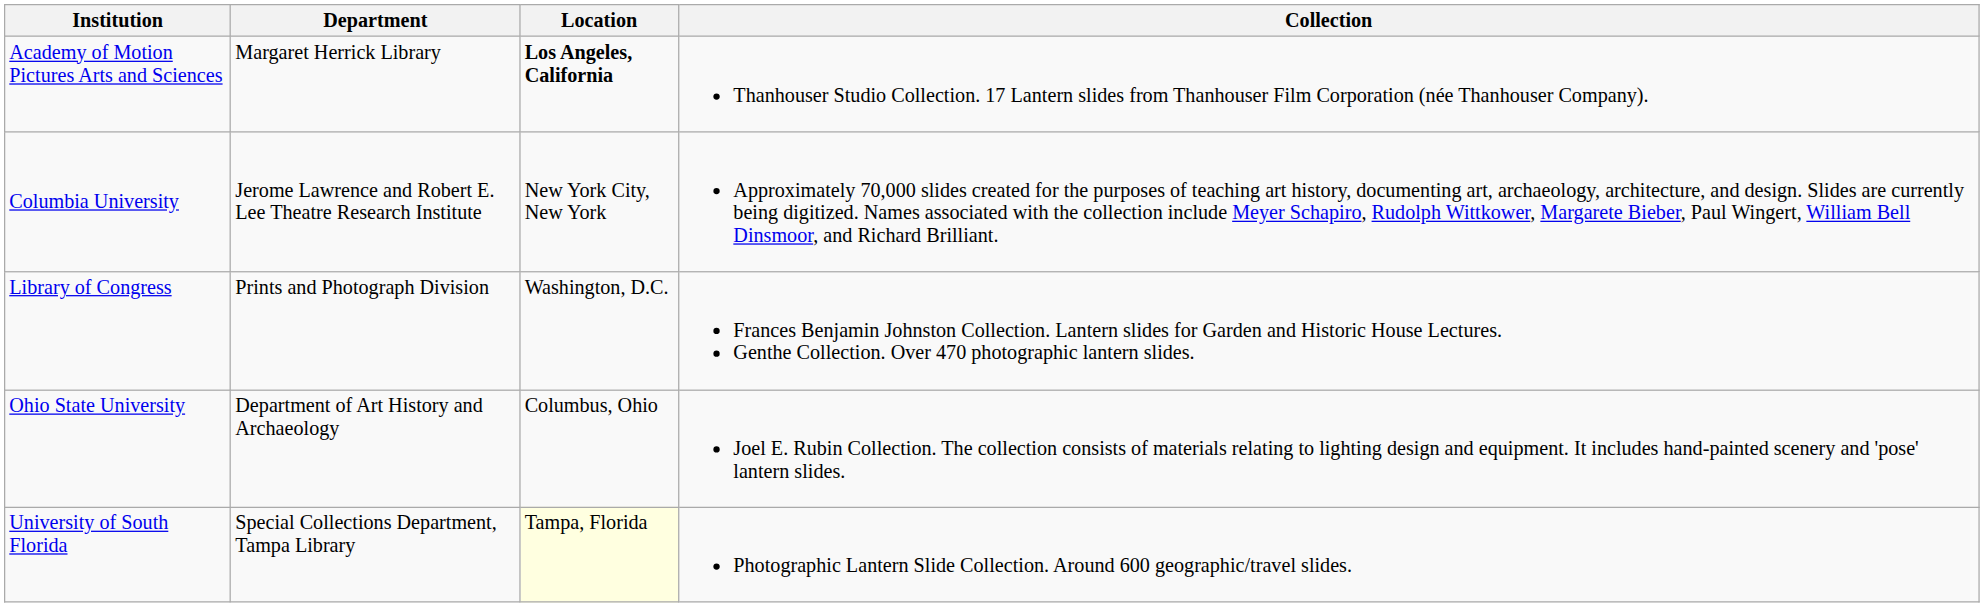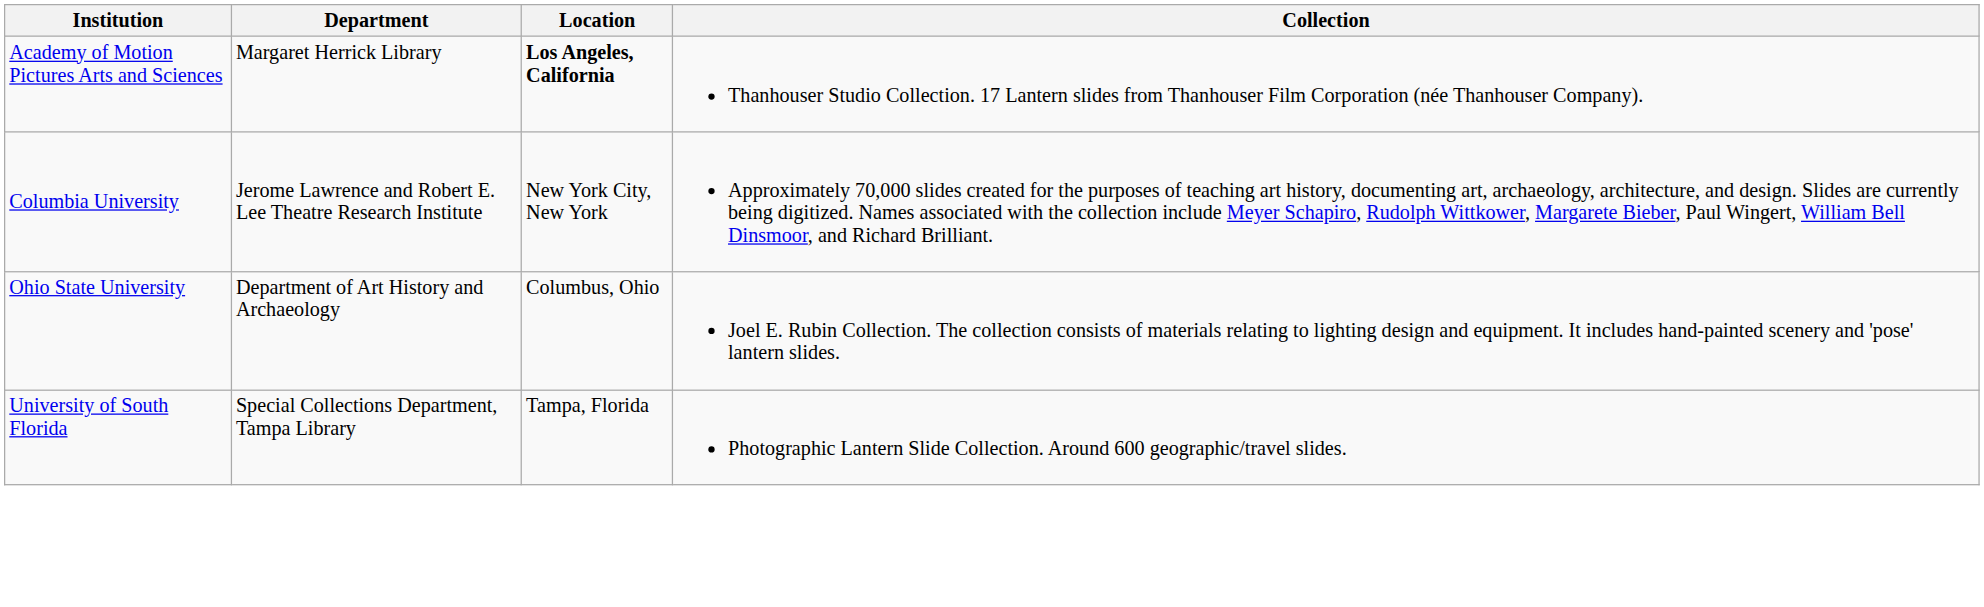- row: (90, 287)
(586, 523) lightyellow background -> (588, 405) no background
